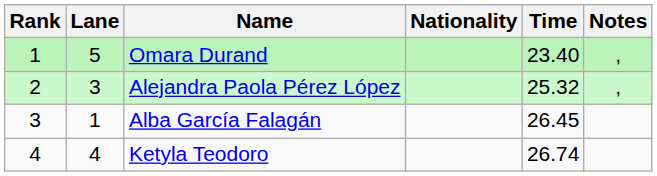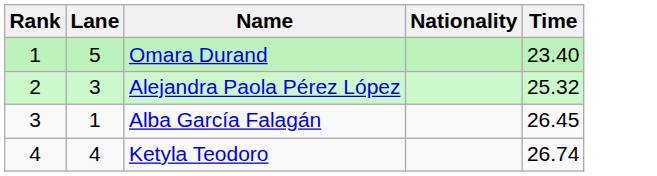- column: (618, 21)
